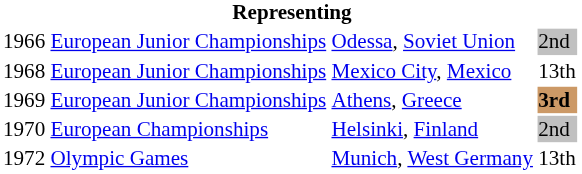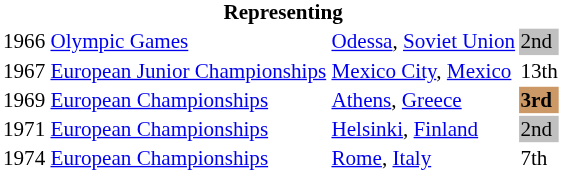(188, 41) European Junior Championships -> (119, 41) Olympic Games
(24, 70) 1968 -> (24, 70) 1967
(188, 99) European Junior Championships -> (159, 99) European Championships
(24, 128) 1970 -> (24, 128) 1971
- row: (432, 157)
+ row: (381, 157)
